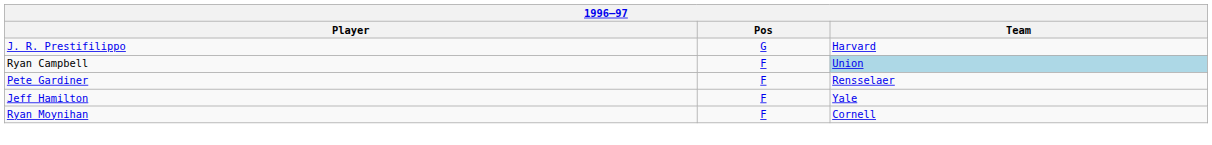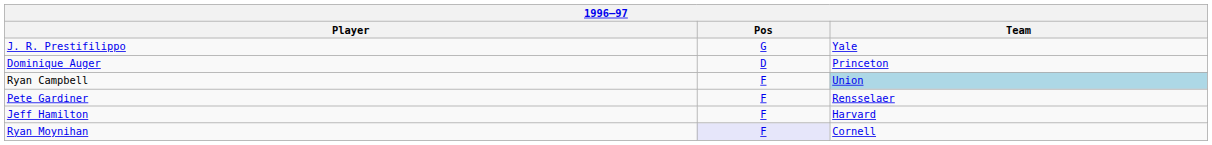(854, 47) Harvard -> (845, 47) Yale
+ row: (54, 64)
(845, 98) Yale -> (854, 115) Harvard
(763, 115) no background -> (763, 132) lavender background
